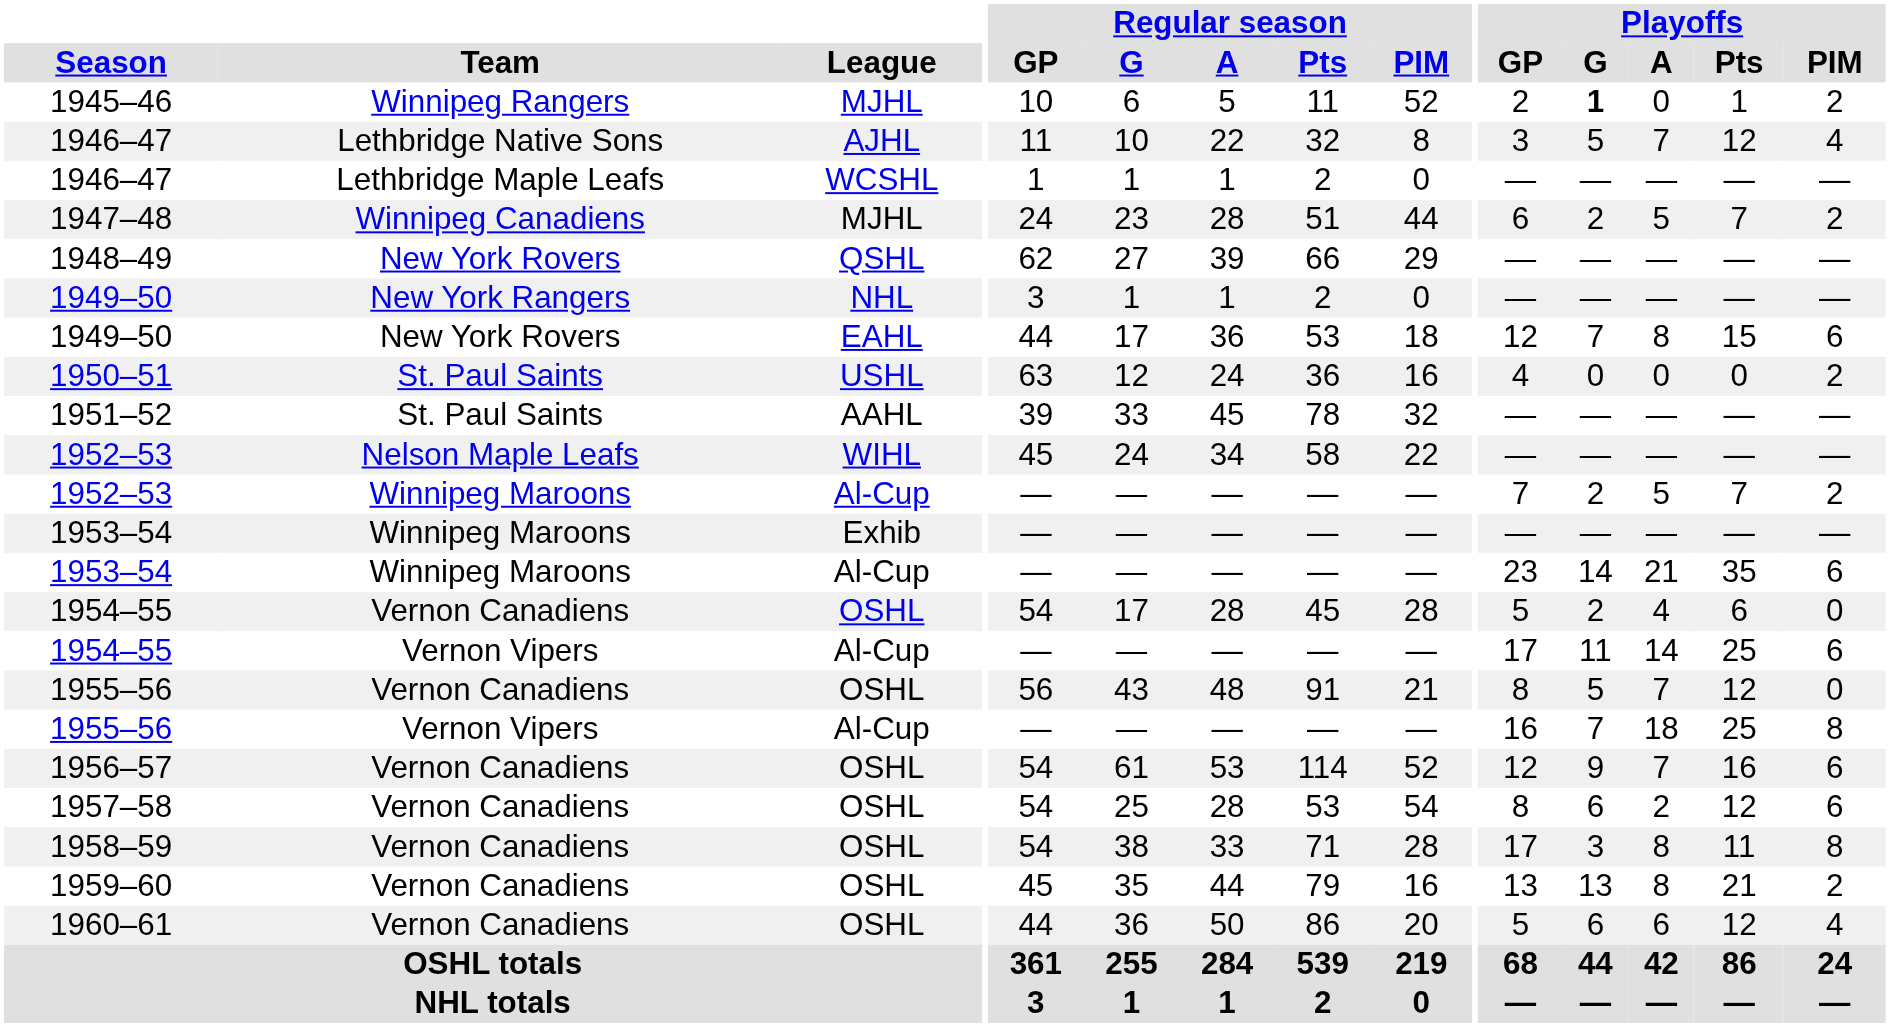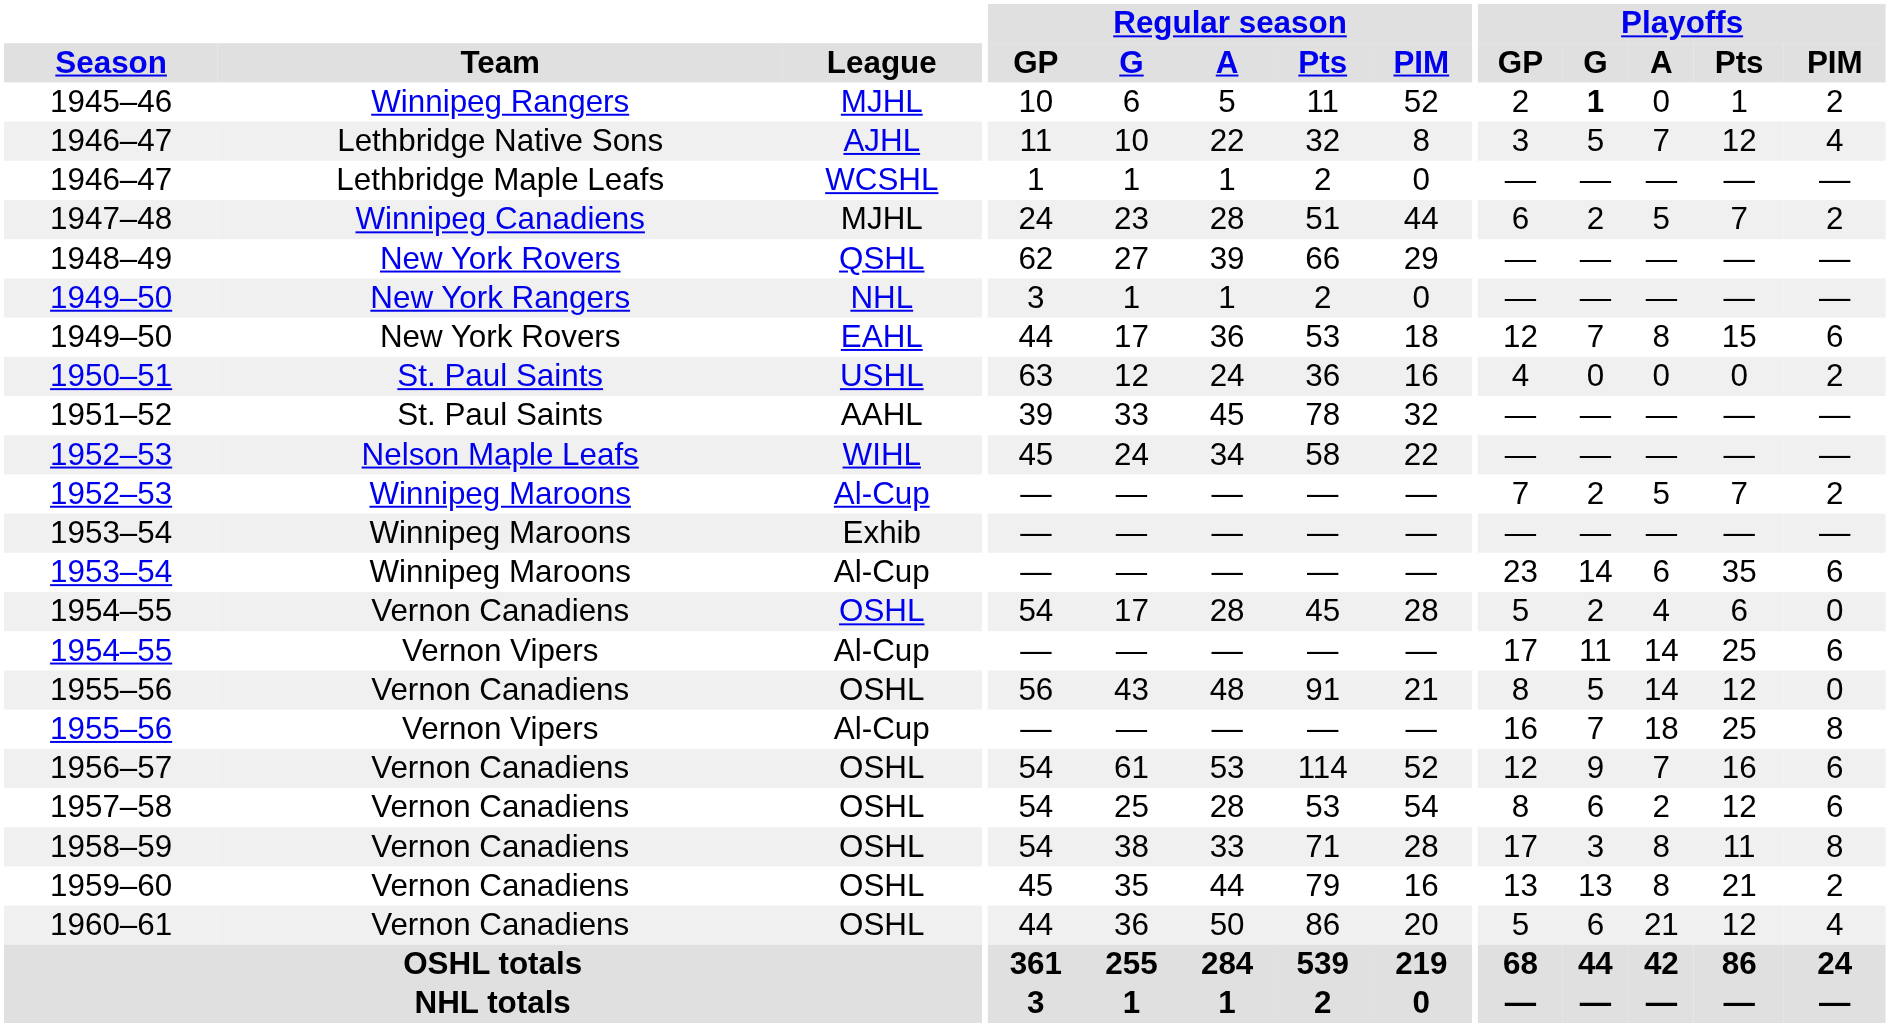(1661, 571) 21 -> (1661, 571) 6
(1661, 689) 7 -> (1661, 689) 14
(1661, 924) 6 -> (1661, 924) 21
